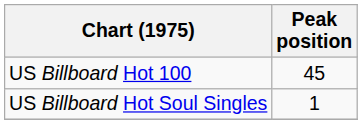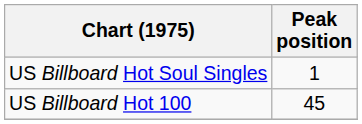rows swapped: (100, 72) <-> (138, 103)
